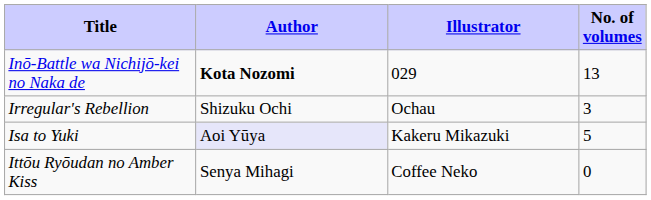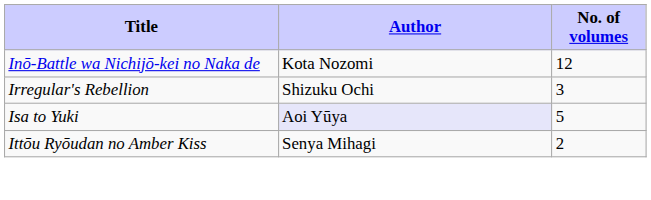- column: (483, 27)
(247, 72) bold -> (328, 63) normal
(591, 72) 13 -> (564, 63) 12
(587, 171) 0 -> (560, 143) 2
